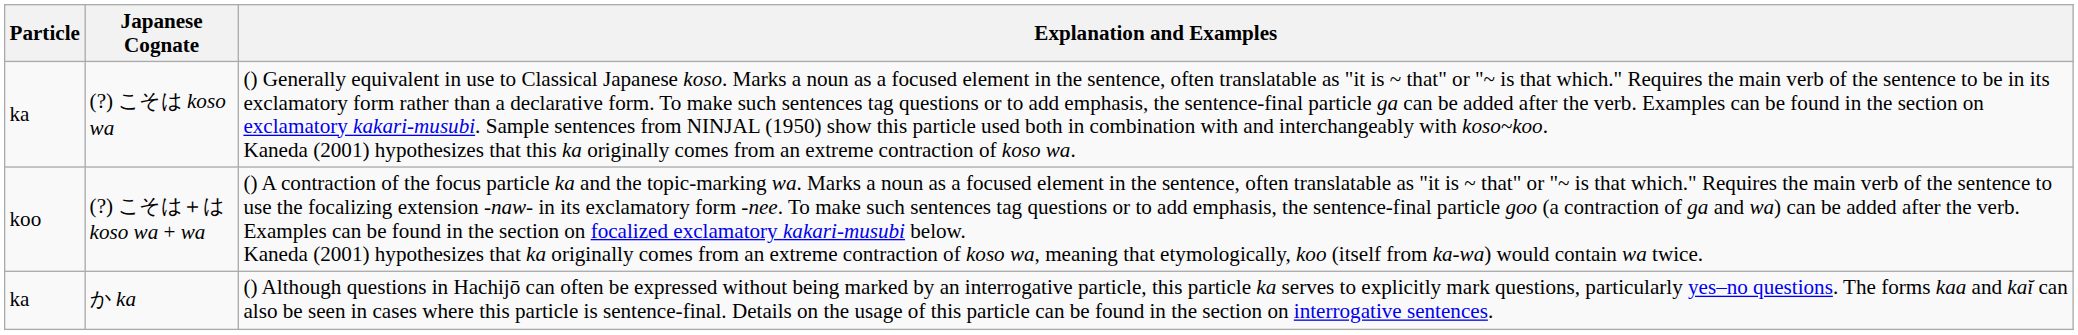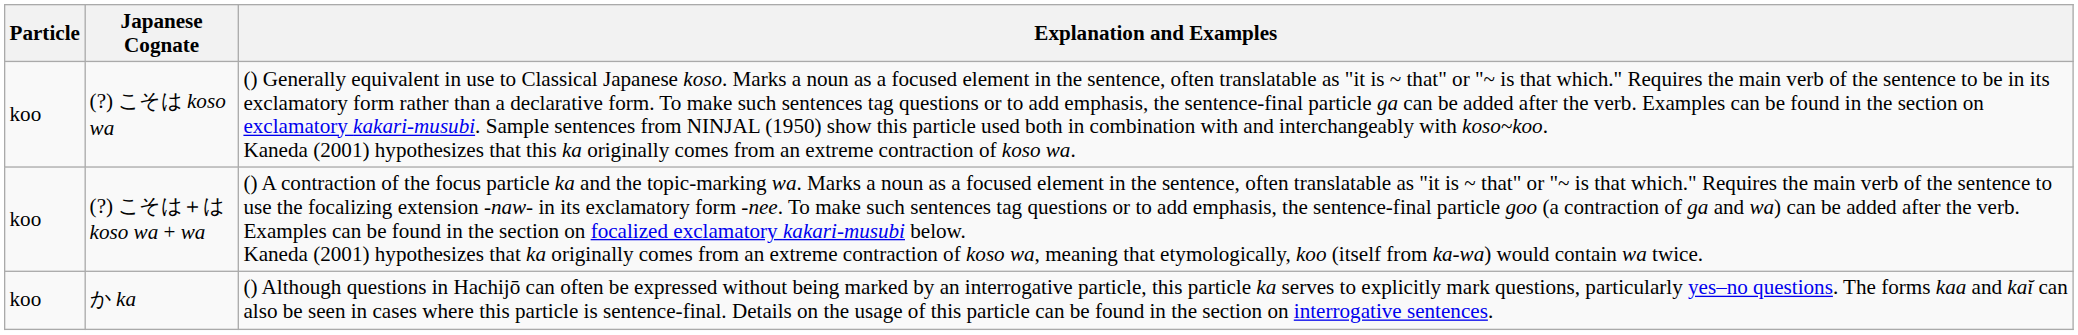(19, 114) ka -> (25, 114) koo
(19, 299) ka -> (25, 299) koo
